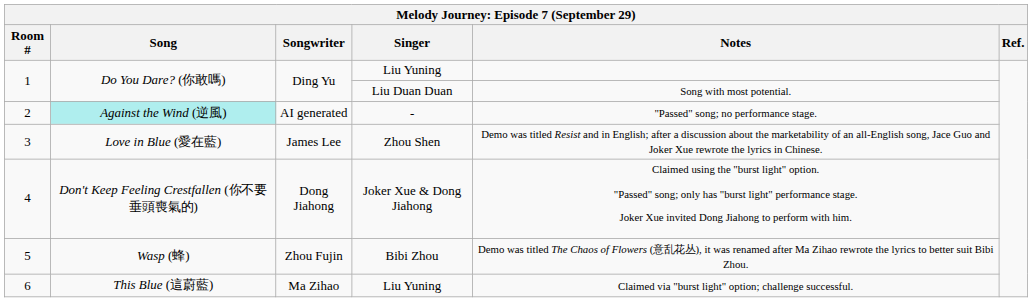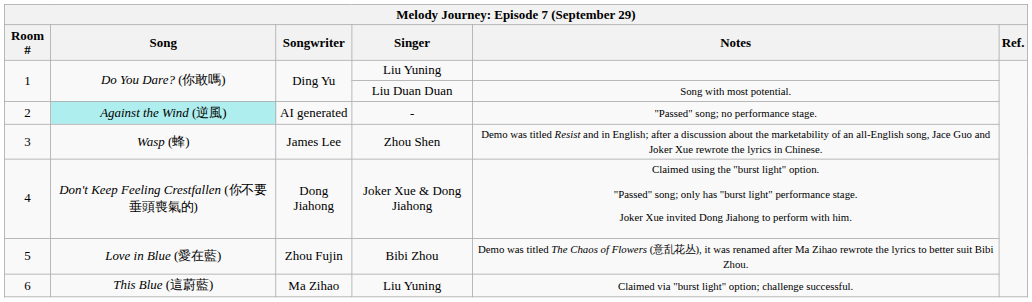(163, 141) Love in Blue (愛在藍) -> (163, 141) Wasp (蜂)
(163, 255) Wasp (蜂) -> (163, 255) Love in Blue (愛在藍)
